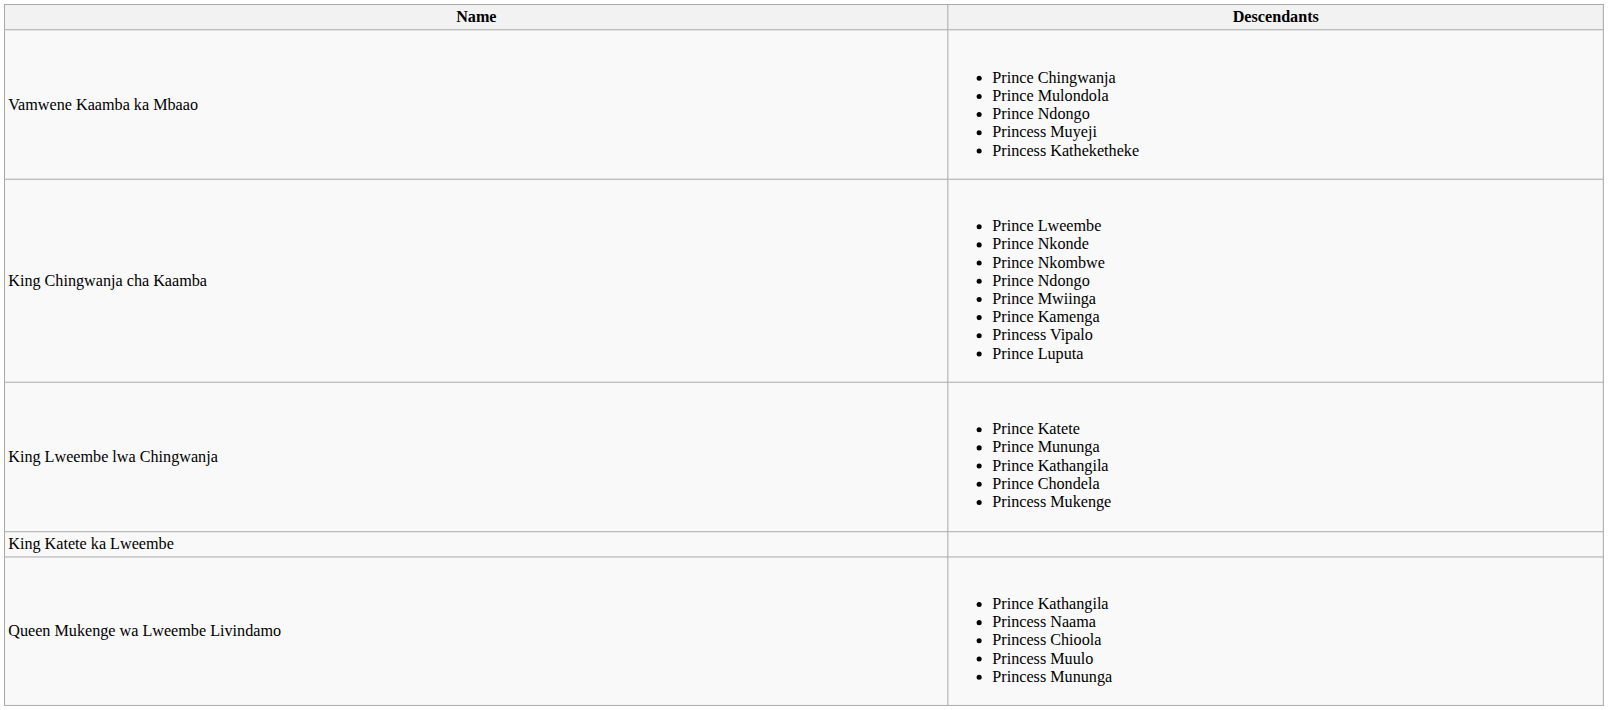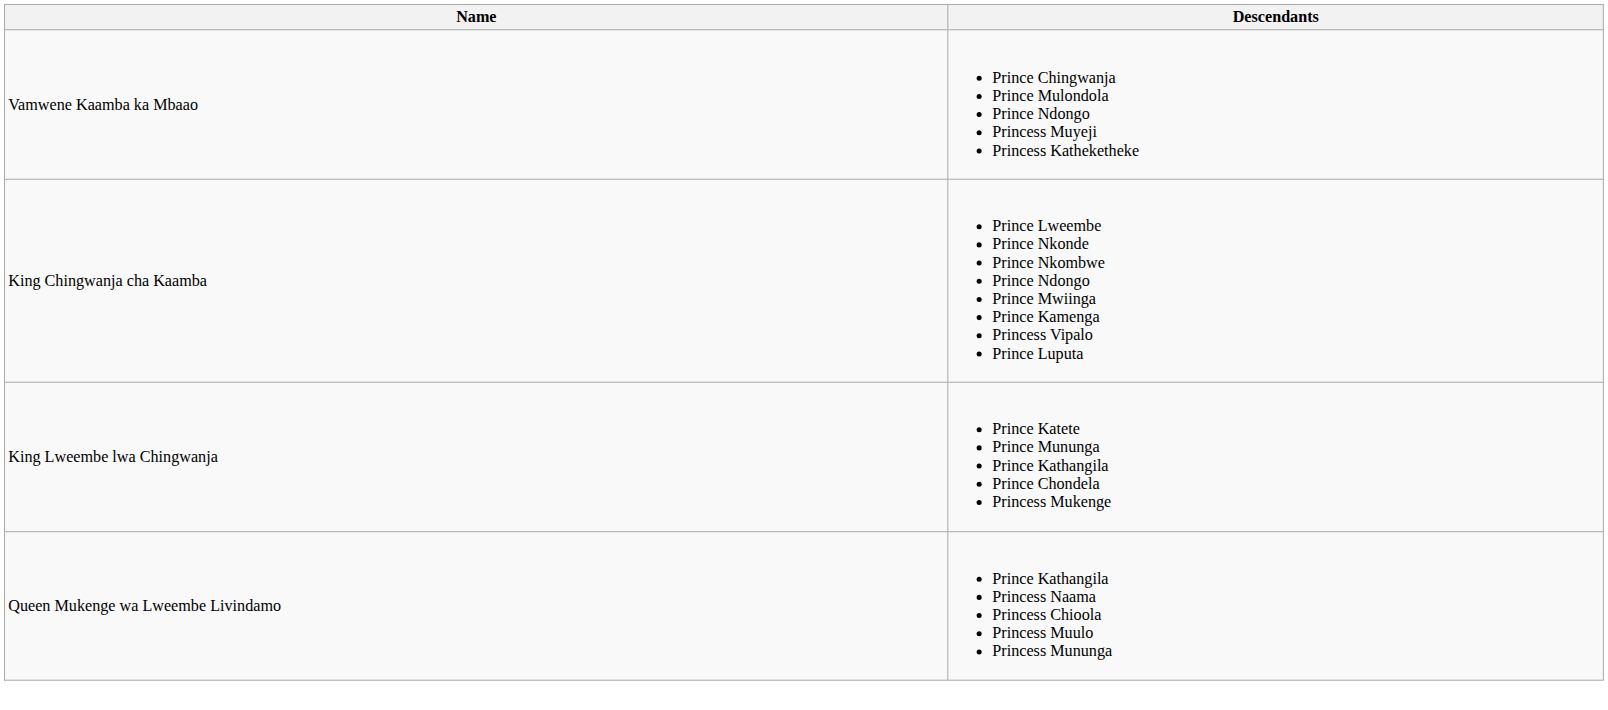- row: (91, 544)
